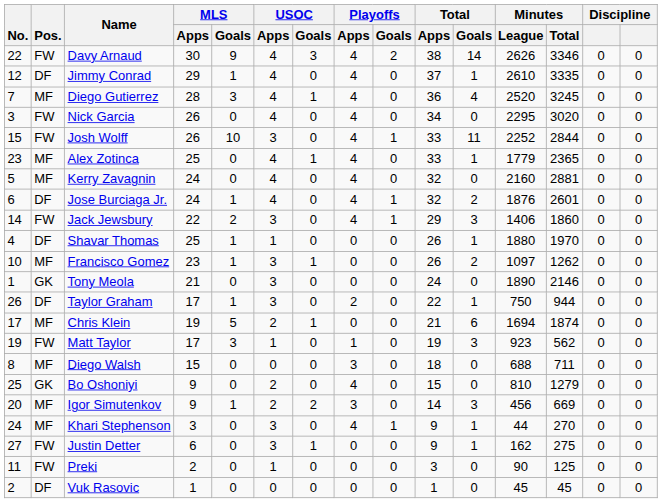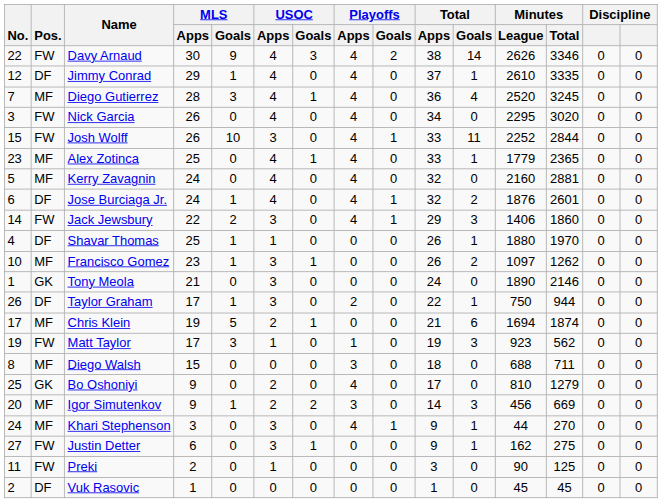(434, 384) 15 -> (434, 384) 17
